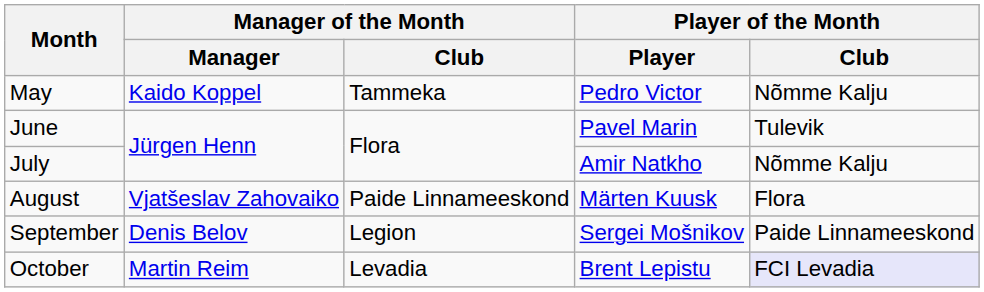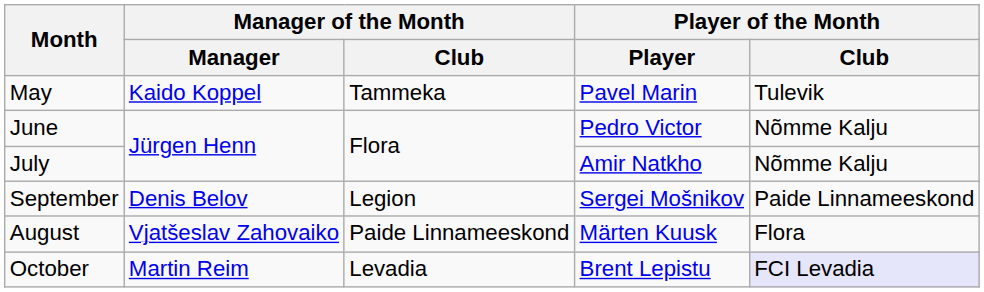(641, 92) Pedro Victor -> (638, 92) Pavel Marin
(821, 92) Nõmme Kalju -> (789, 92) Tulevik
(638, 127) Pavel Marin -> (641, 127) Pedro Victor
(789, 127) Tulevik -> (821, 127) Nõmme Kalju
rows swapped: (44, 198) <-> (64, 233)
